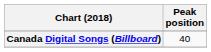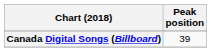(185, 39) 40 -> (185, 39) 39
